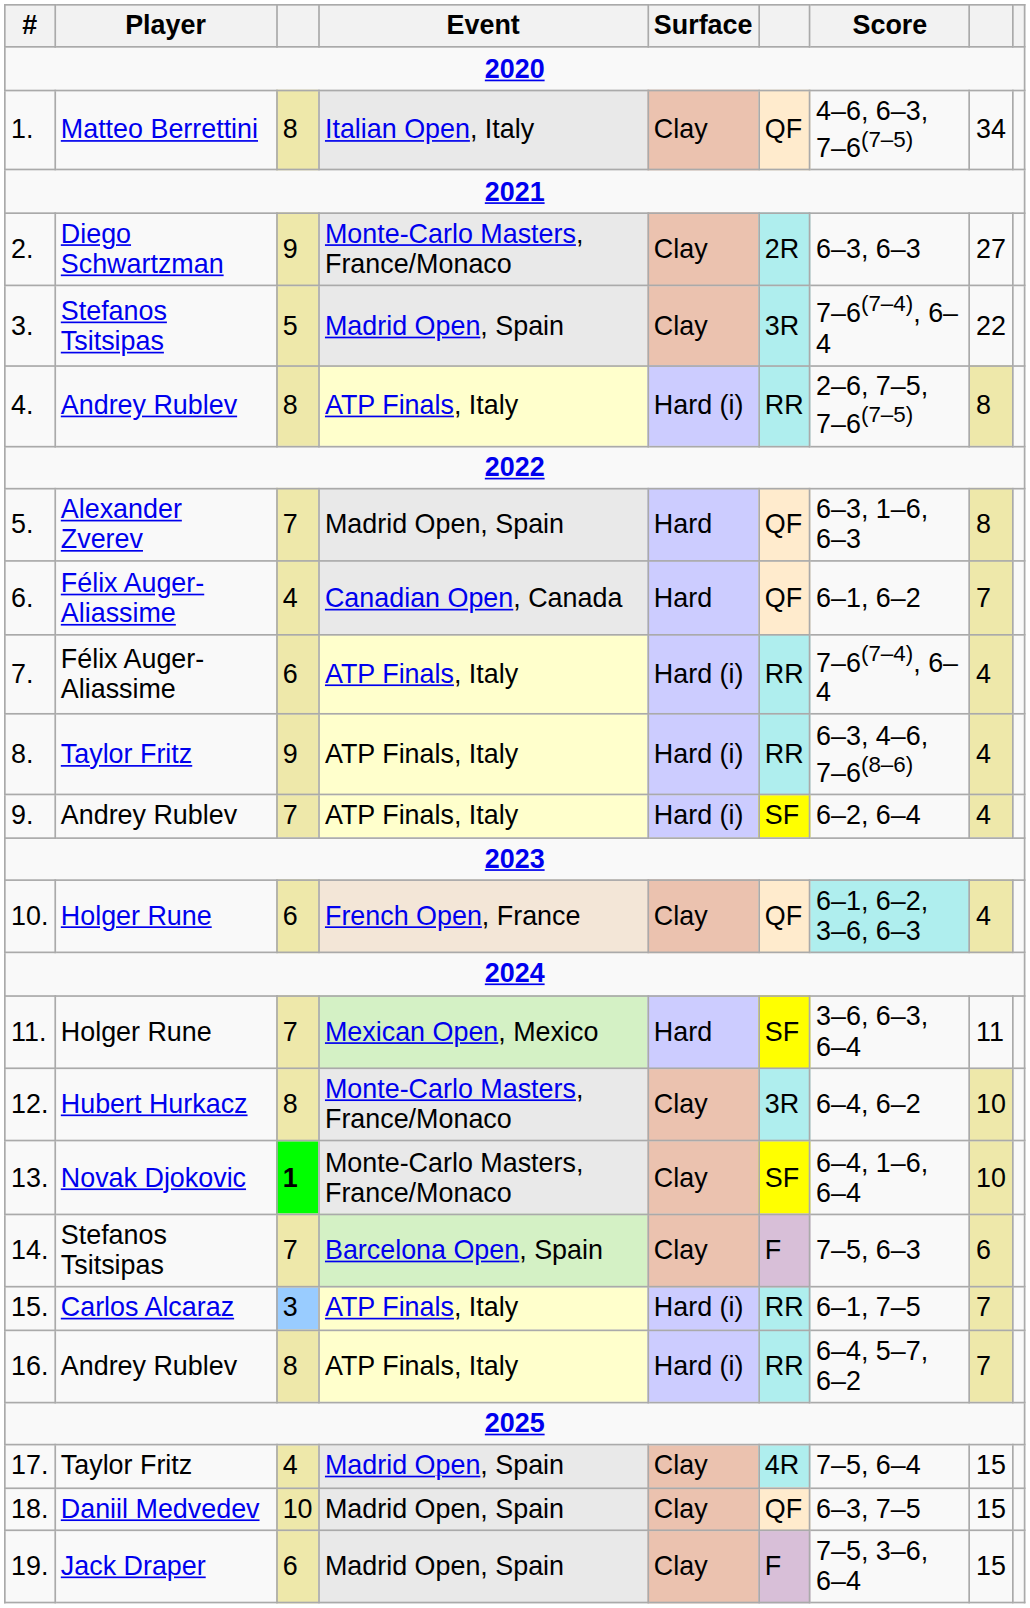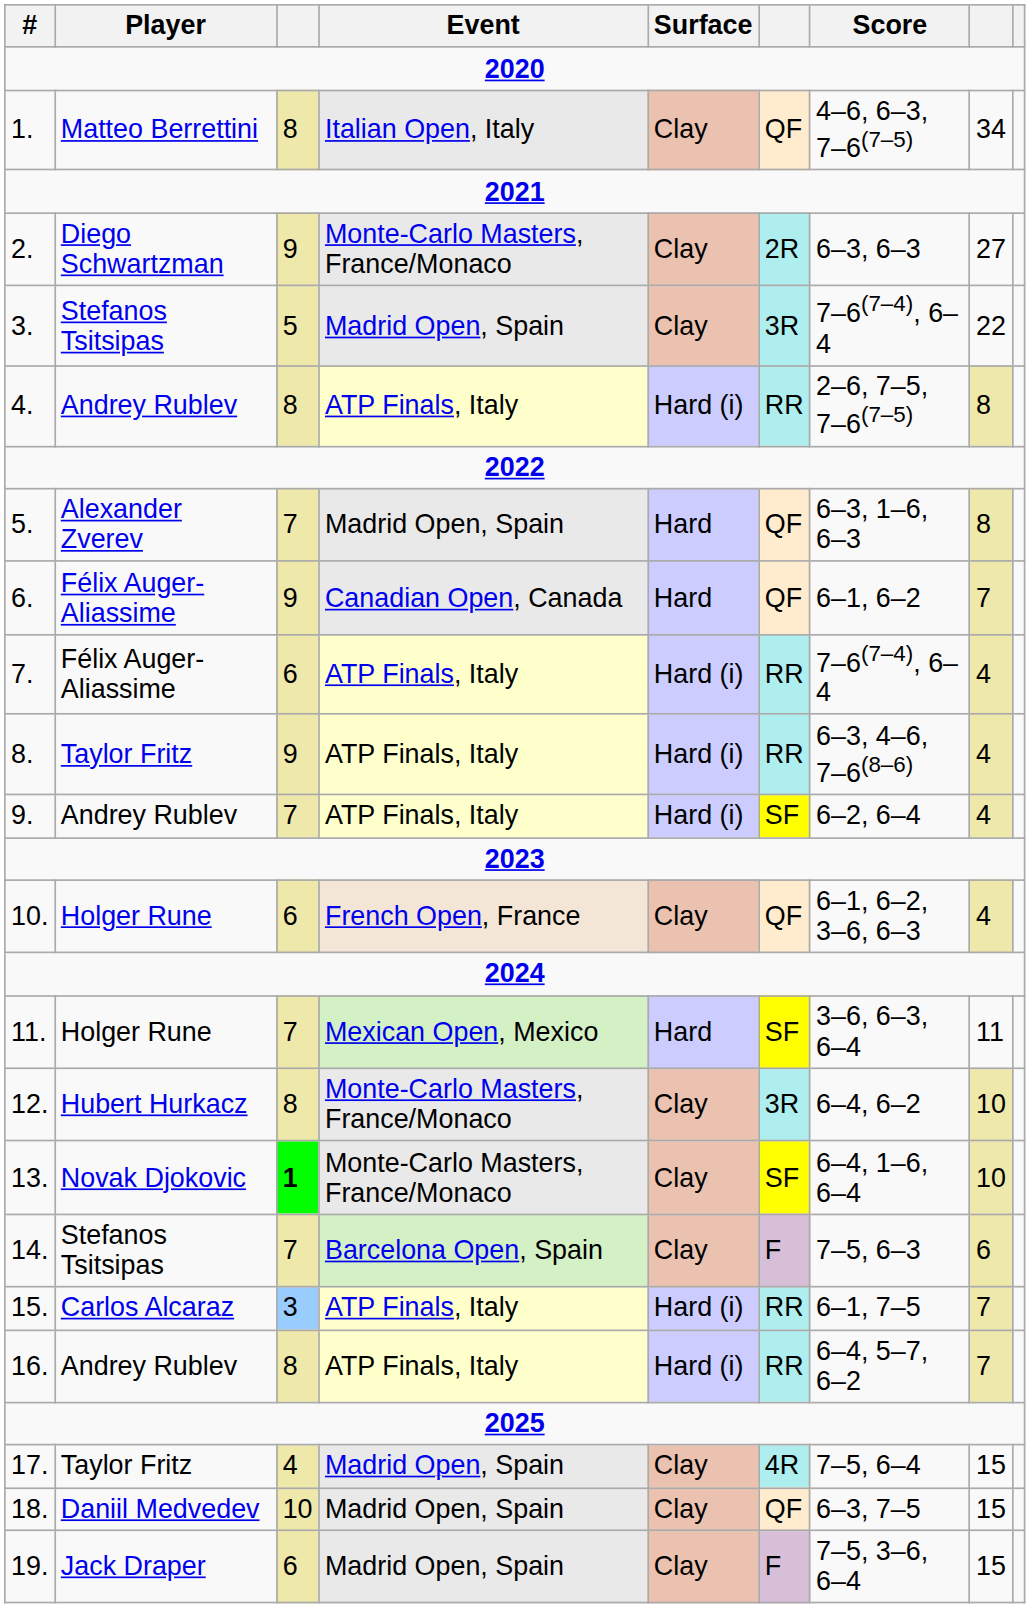(290, 597) 4 -> (290, 597) 9
(872, 916) paleturquoise background -> (872, 916) no background
